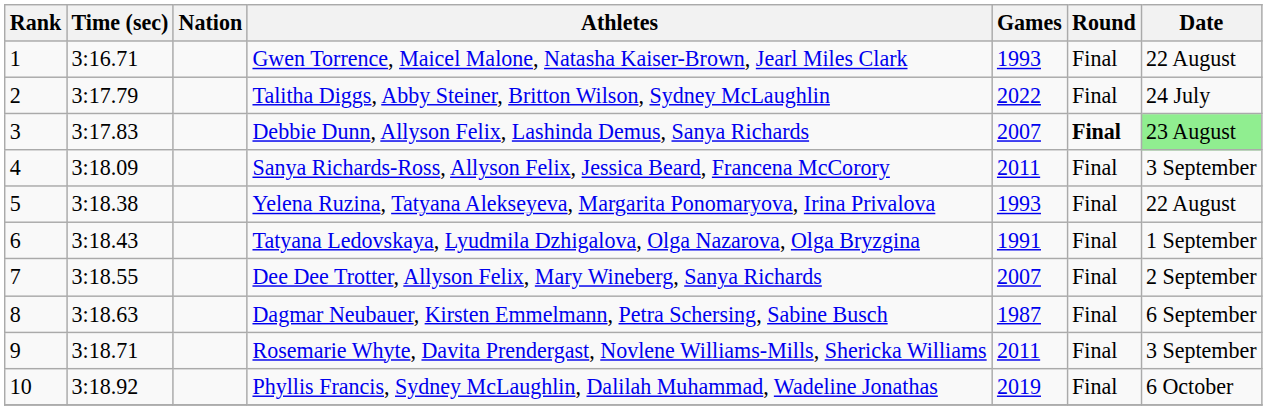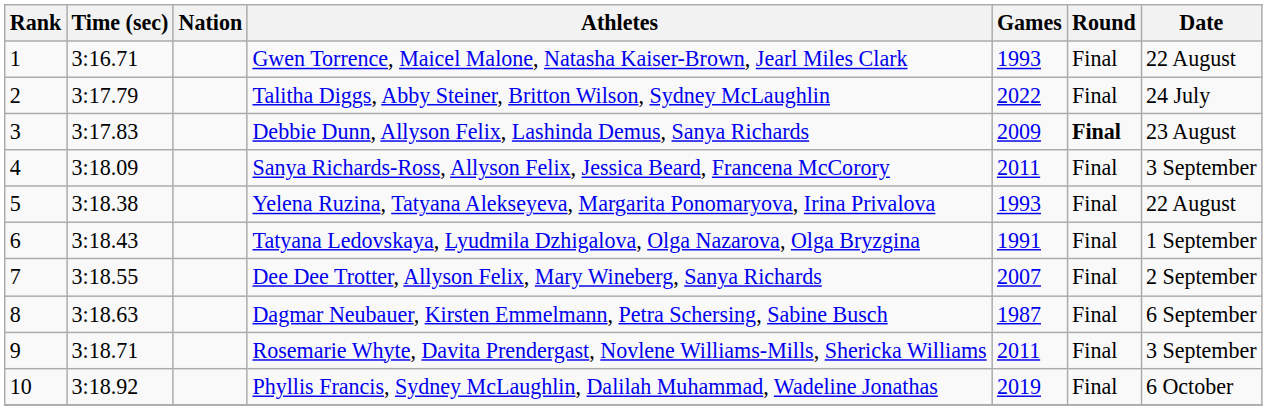(1019, 131) 2007 -> (1019, 131) 2009
(1191, 131) lightgreen background -> (1191, 131) no background
